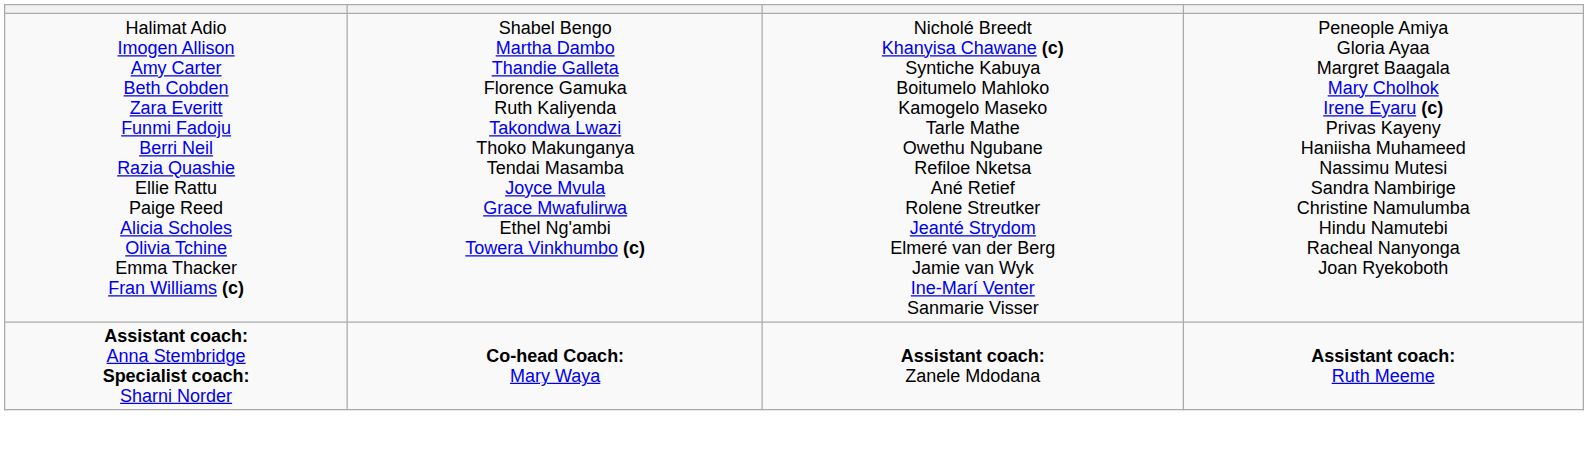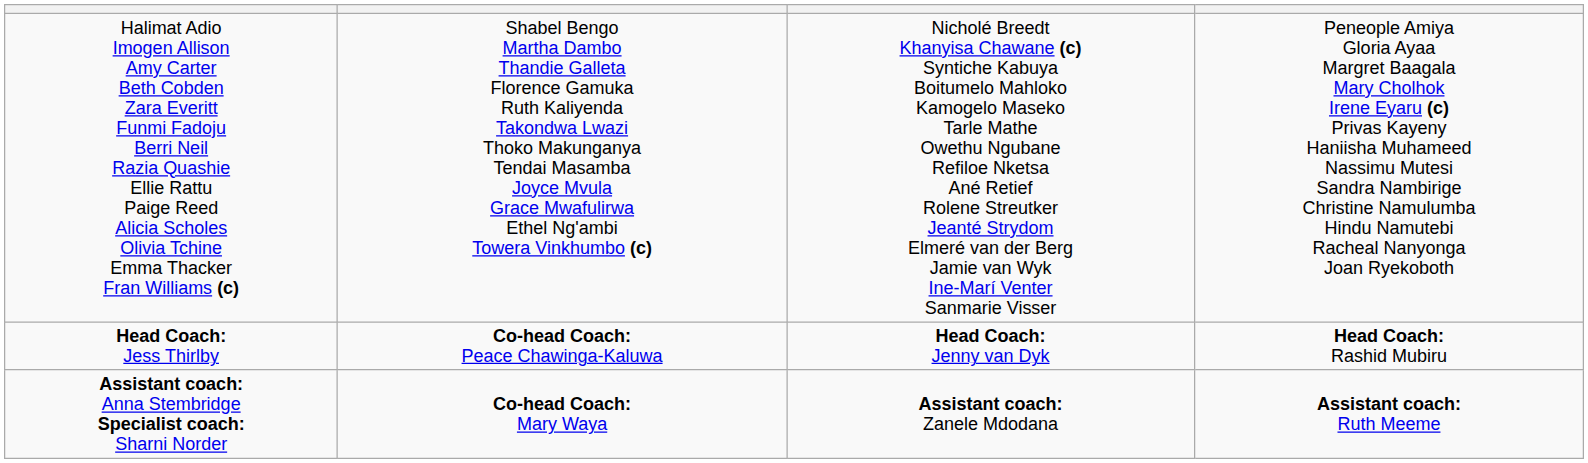+ row: (171, 346)
